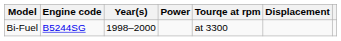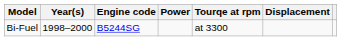columns swapped: (72, 12) <-> (131, 12)
